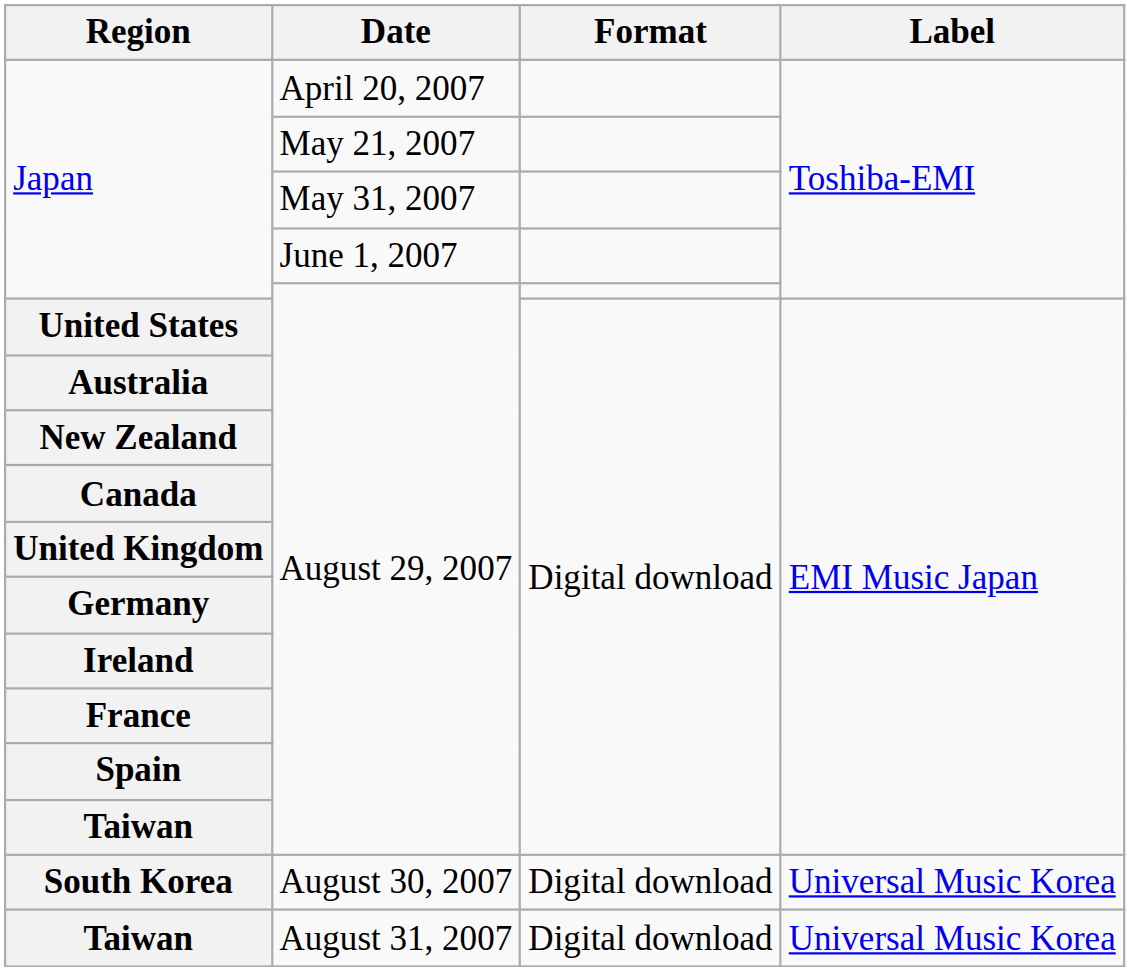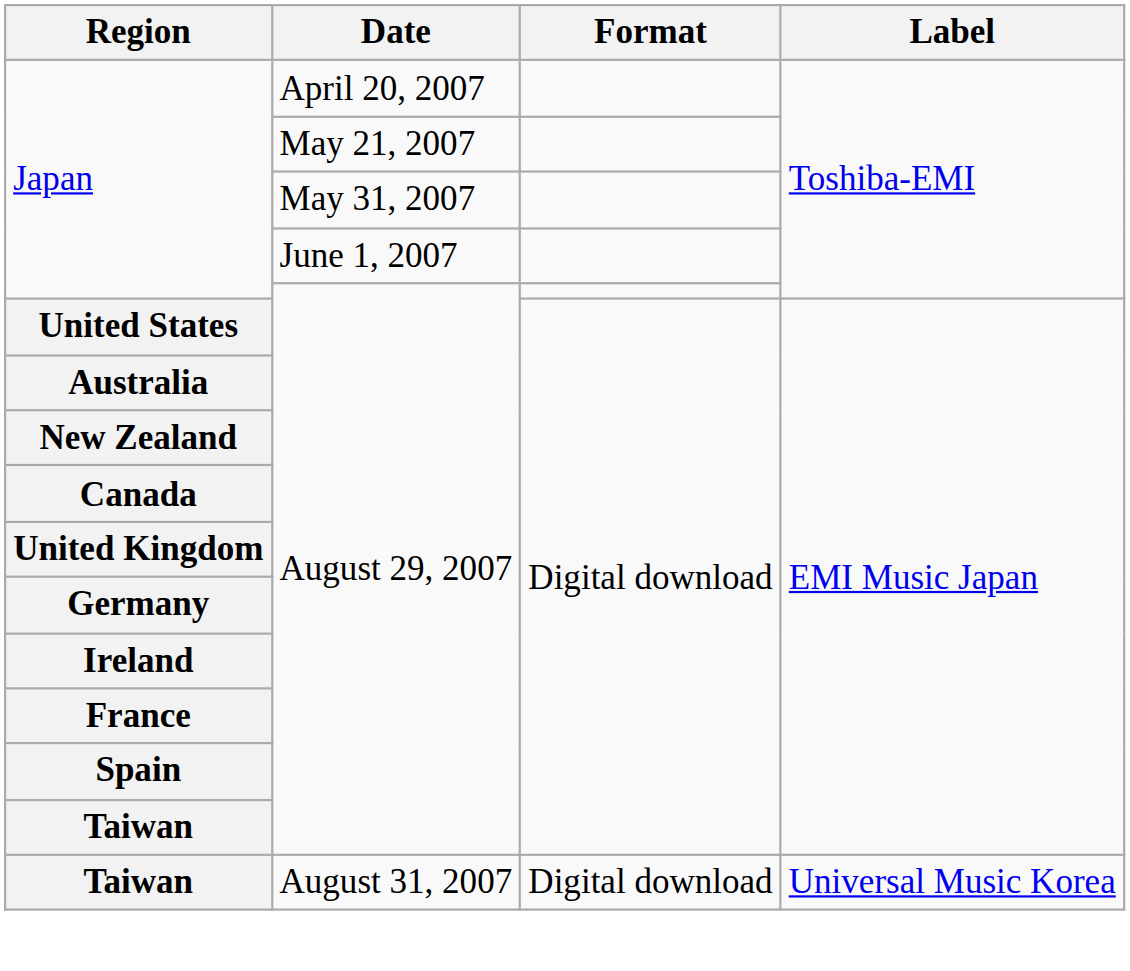- row: (138, 882)
